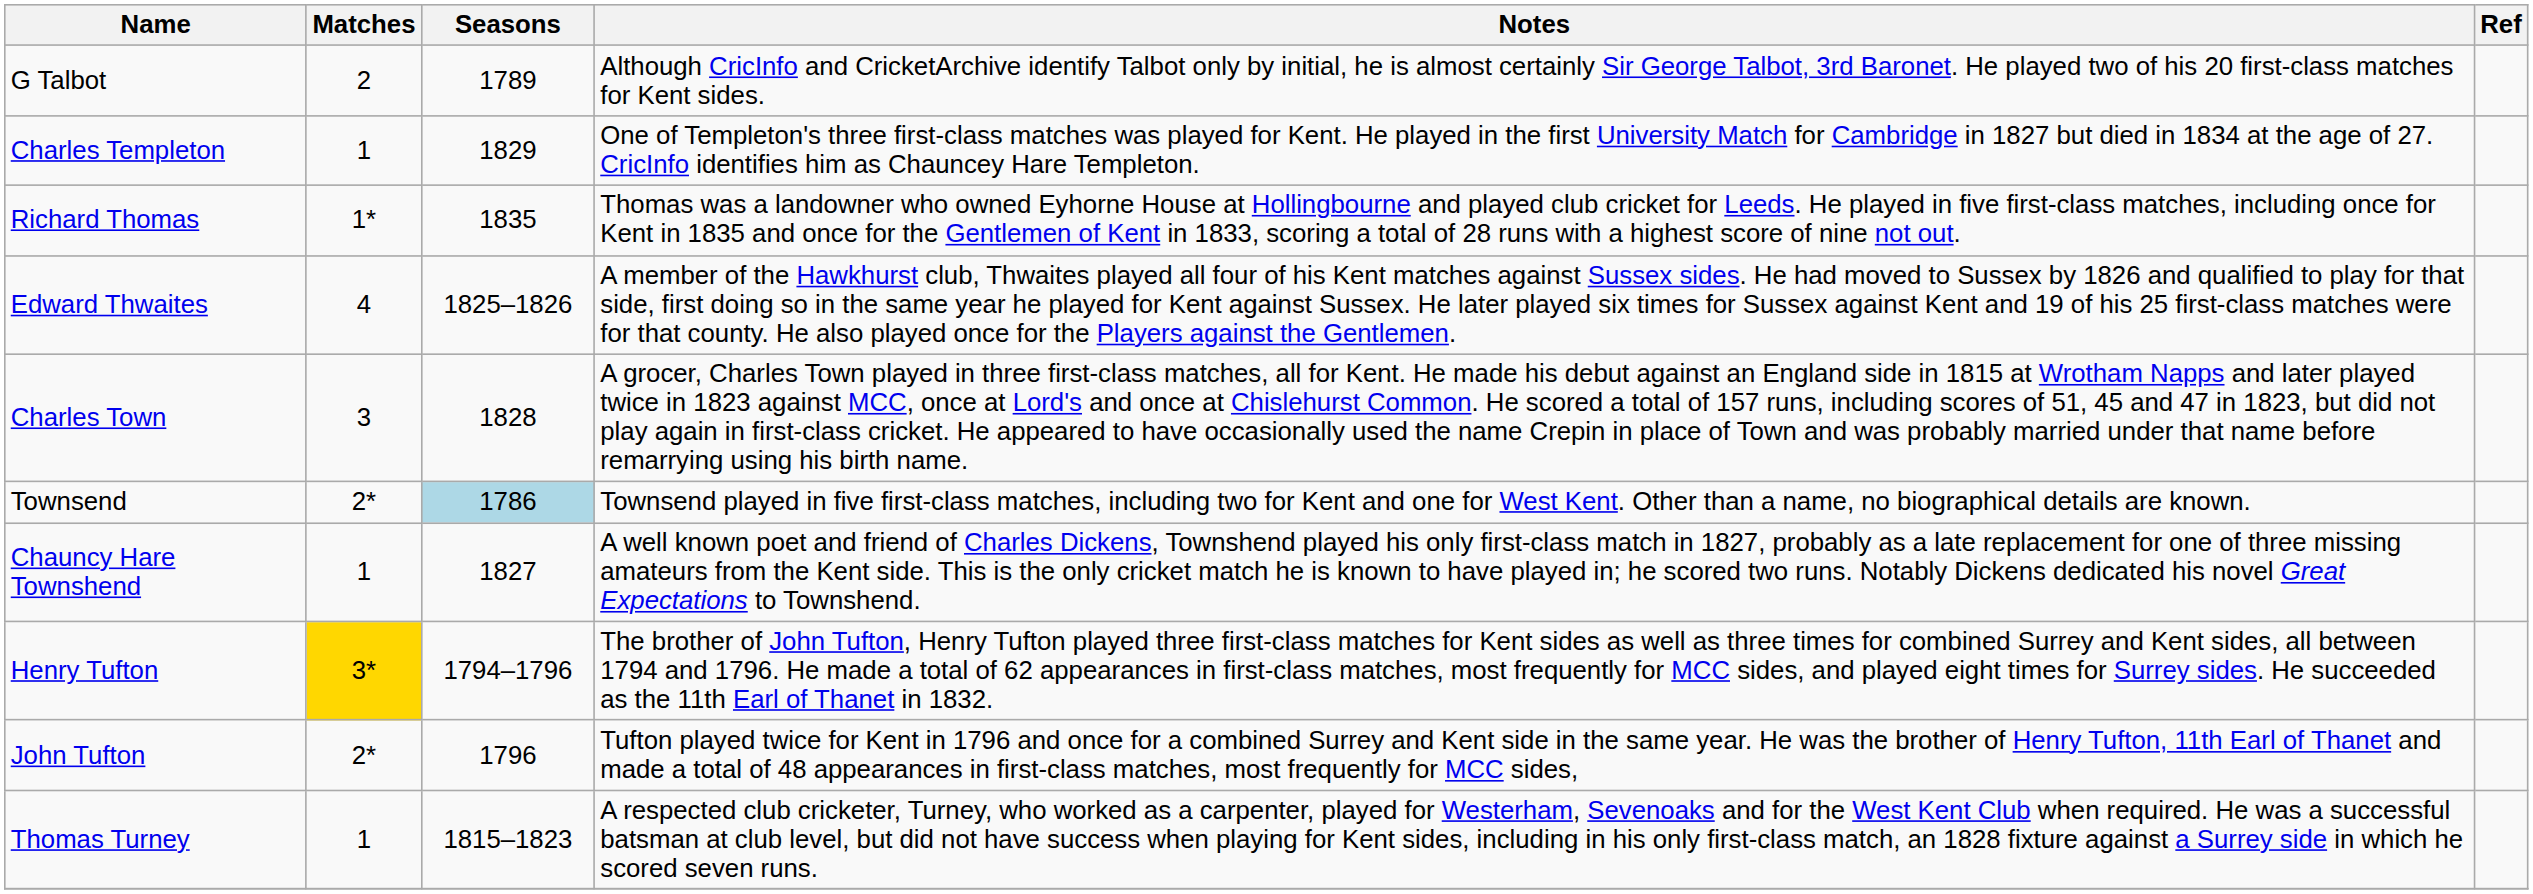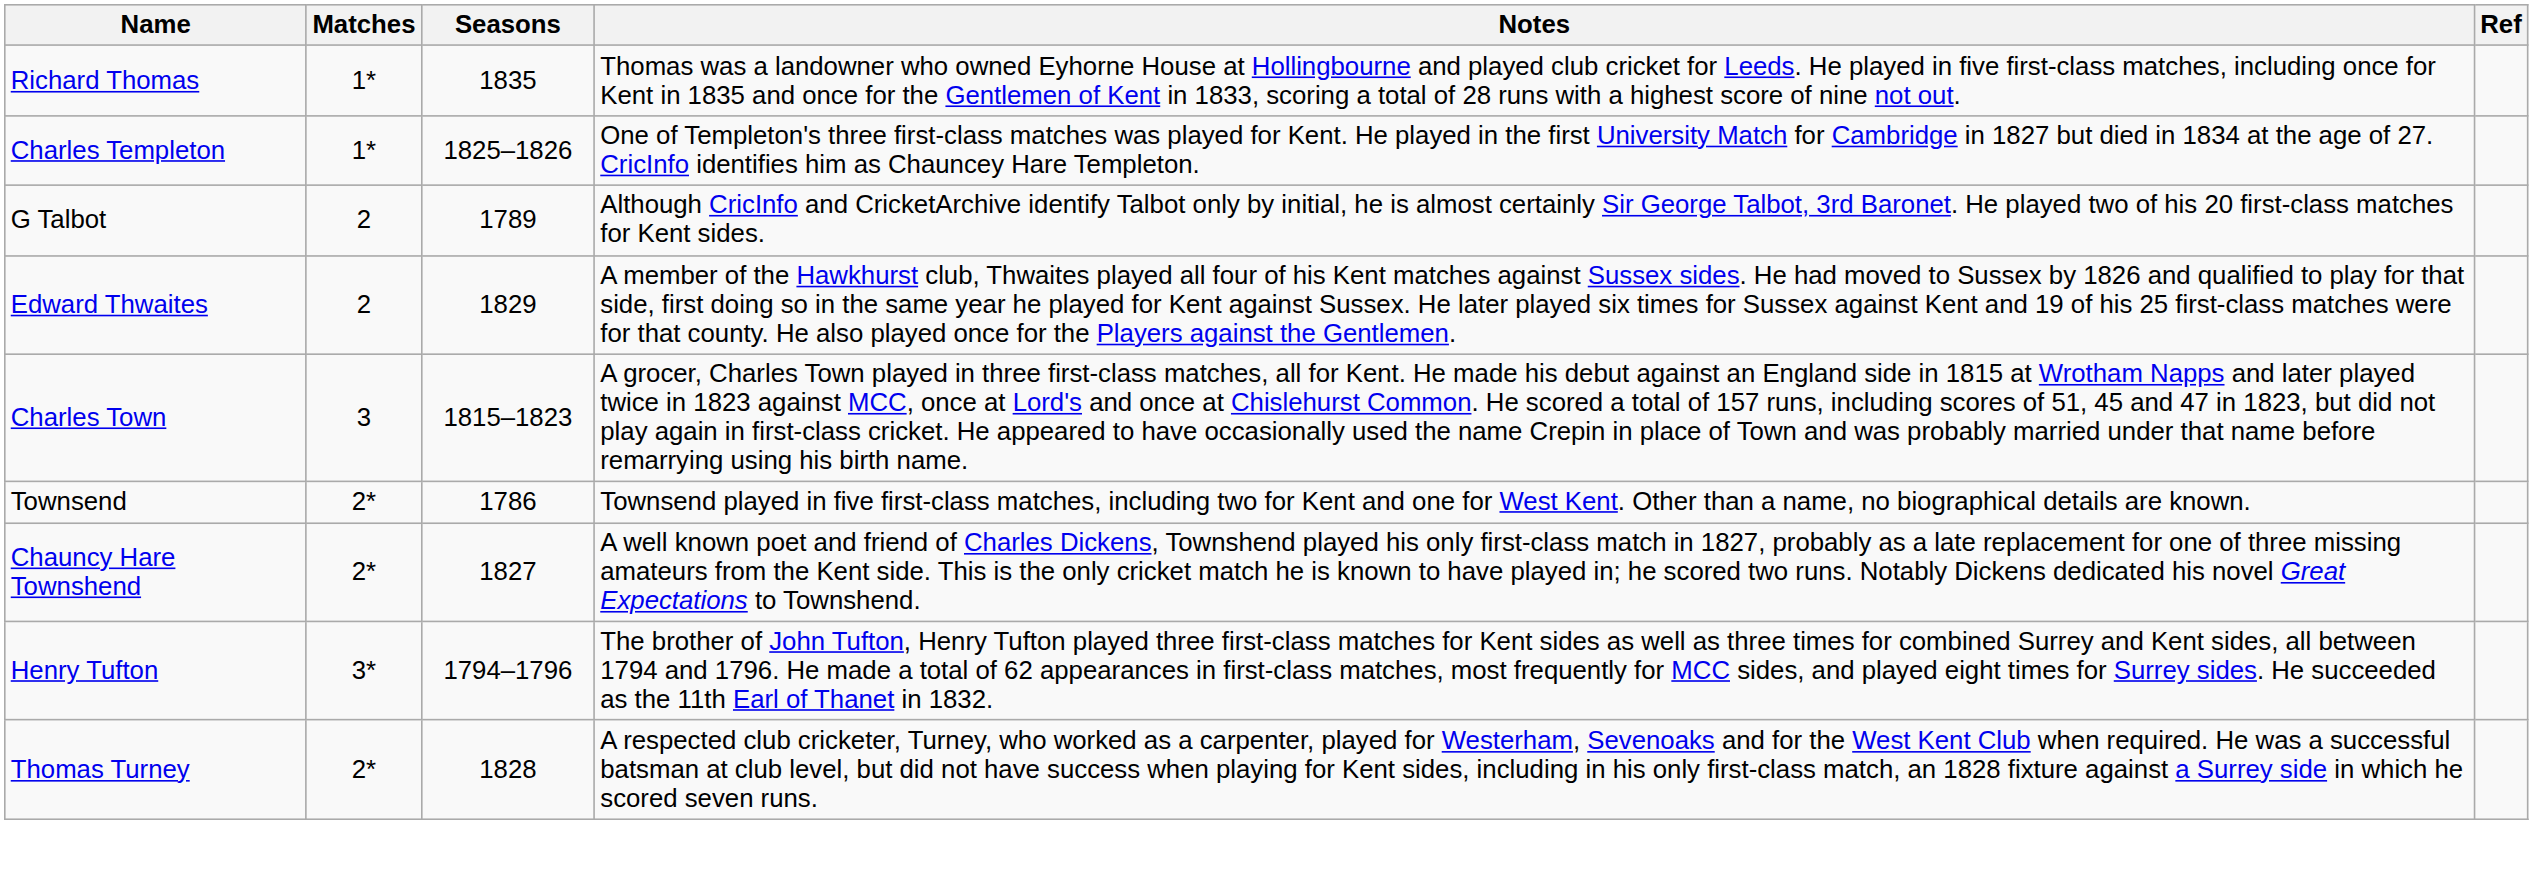rows swapped: (58, 80) <-> (105, 219)
(364, 150) 1 -> (364, 150) 1*
(508, 150) 1829 -> (508, 150) 1825–1826
(364, 304) 4 -> (364, 304) 2
(508, 304) 1825–1826 -> (508, 304) 1829
(508, 417) 1828 -> (508, 417) 1815–1823
(508, 501) lightblue background -> (508, 501) no background
(364, 571) 1 -> (364, 571) 2*
(364, 670) gold background -> (364, 670) no background
- row: (78, 754)
(364, 839) 1 -> (364, 769) 2*
(508, 839) 1815–1823 -> (508, 769) 1828
